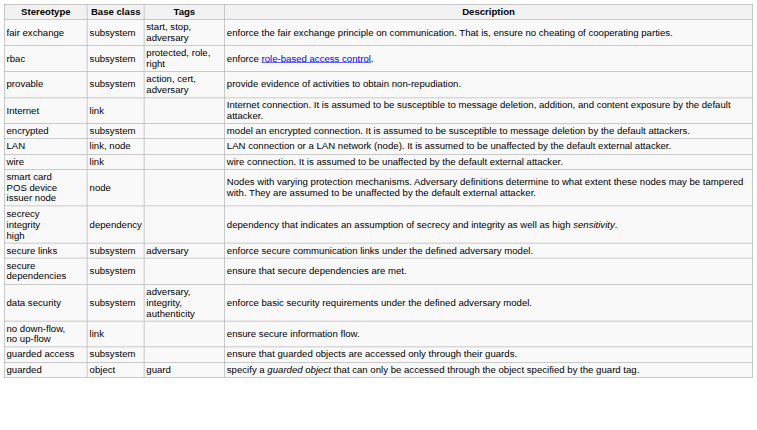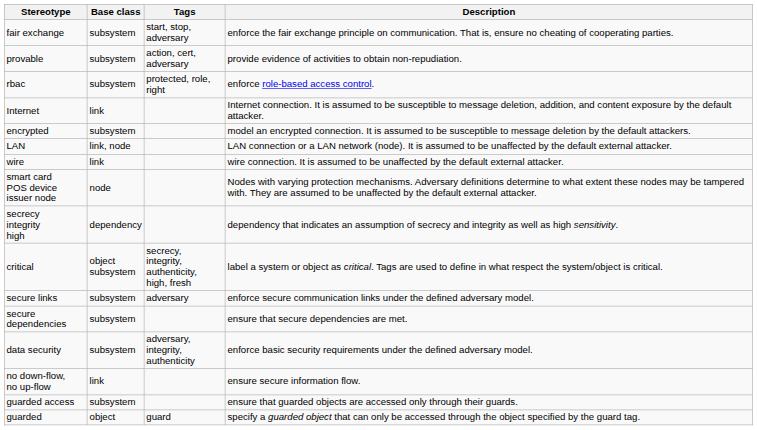rows swapped: (25, 84) <-> (16, 58)
+ row: (20, 266)
